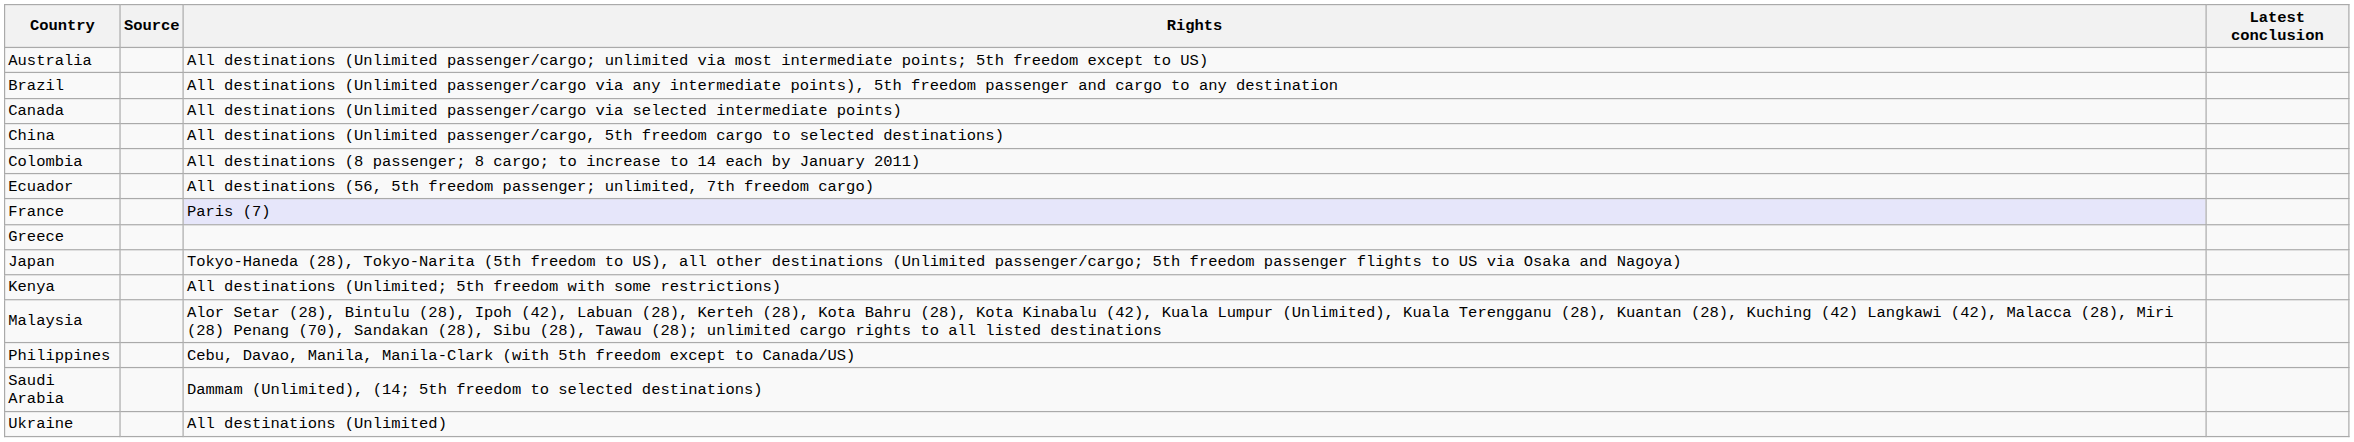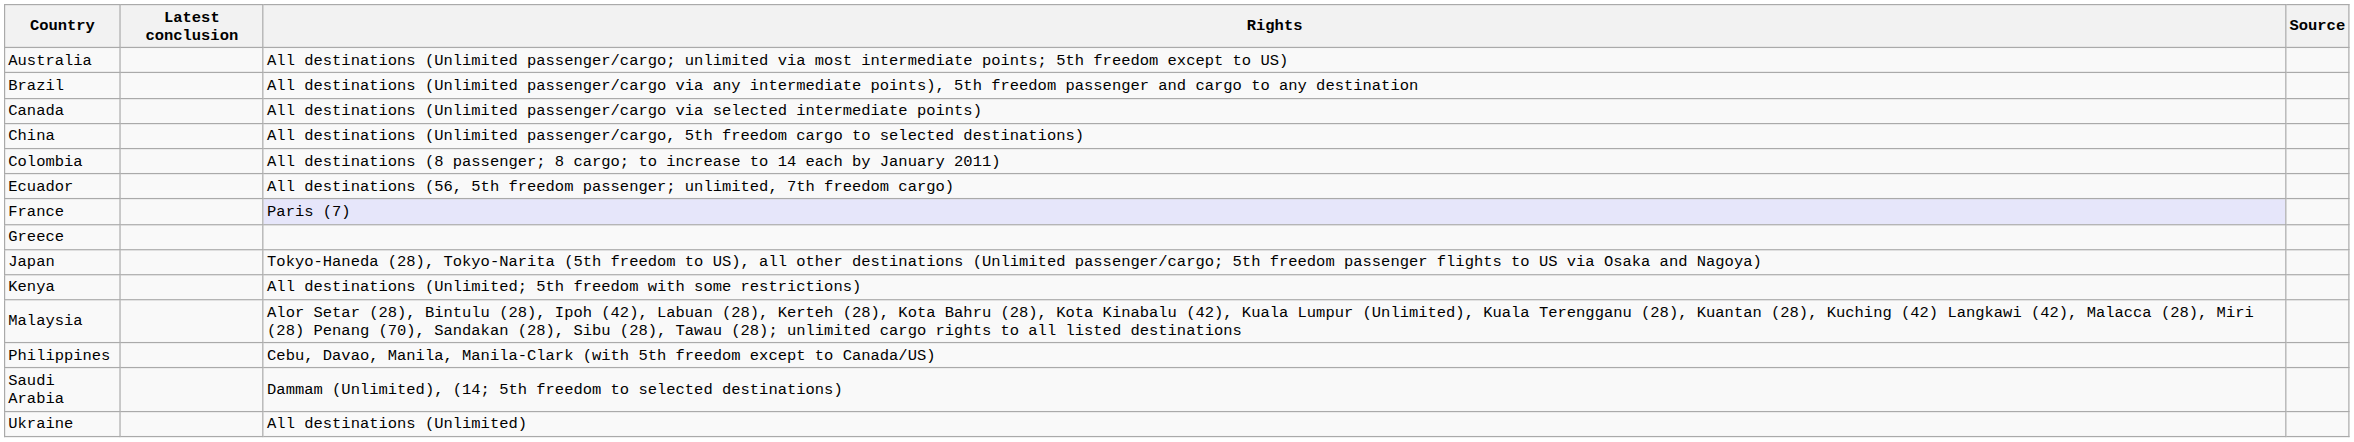columns swapped: (2277, 26) <-> (152, 26)
